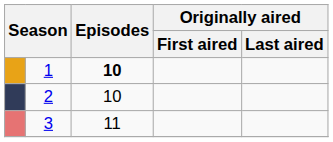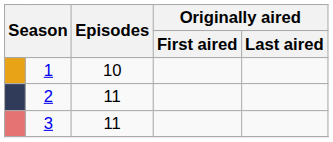(112, 70) bold -> (112, 70) normal
(112, 96) 10 -> (112, 96) 11
